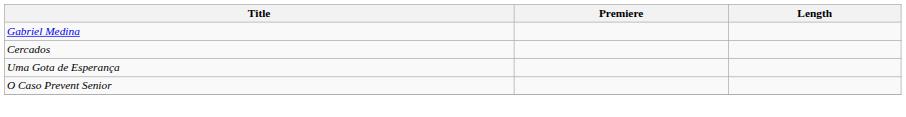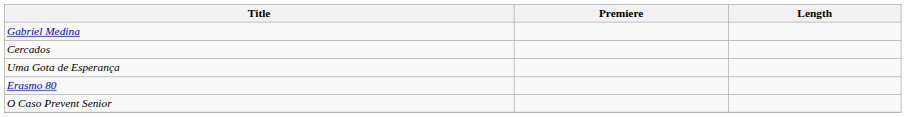+ row: (32, 85)
